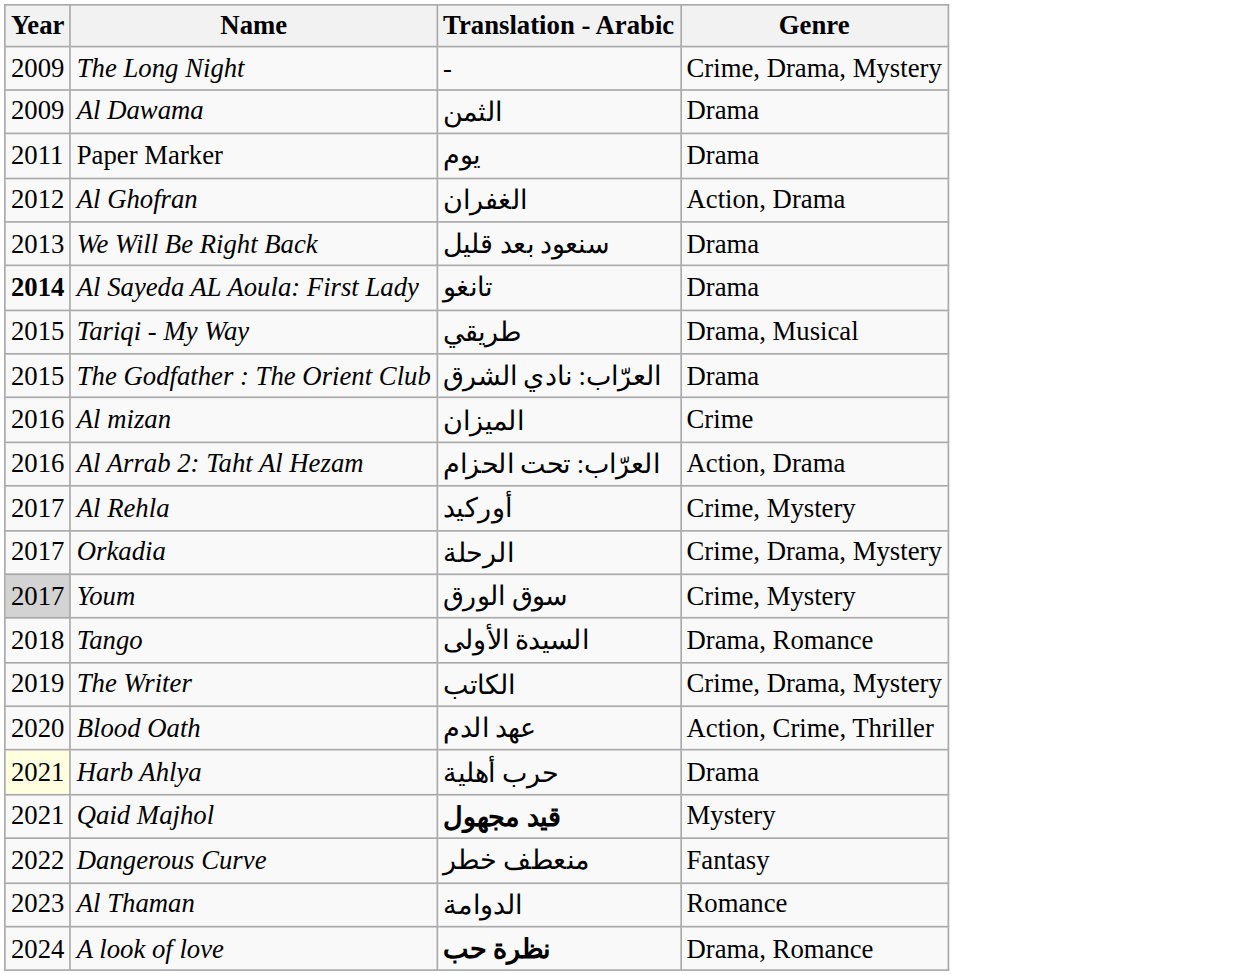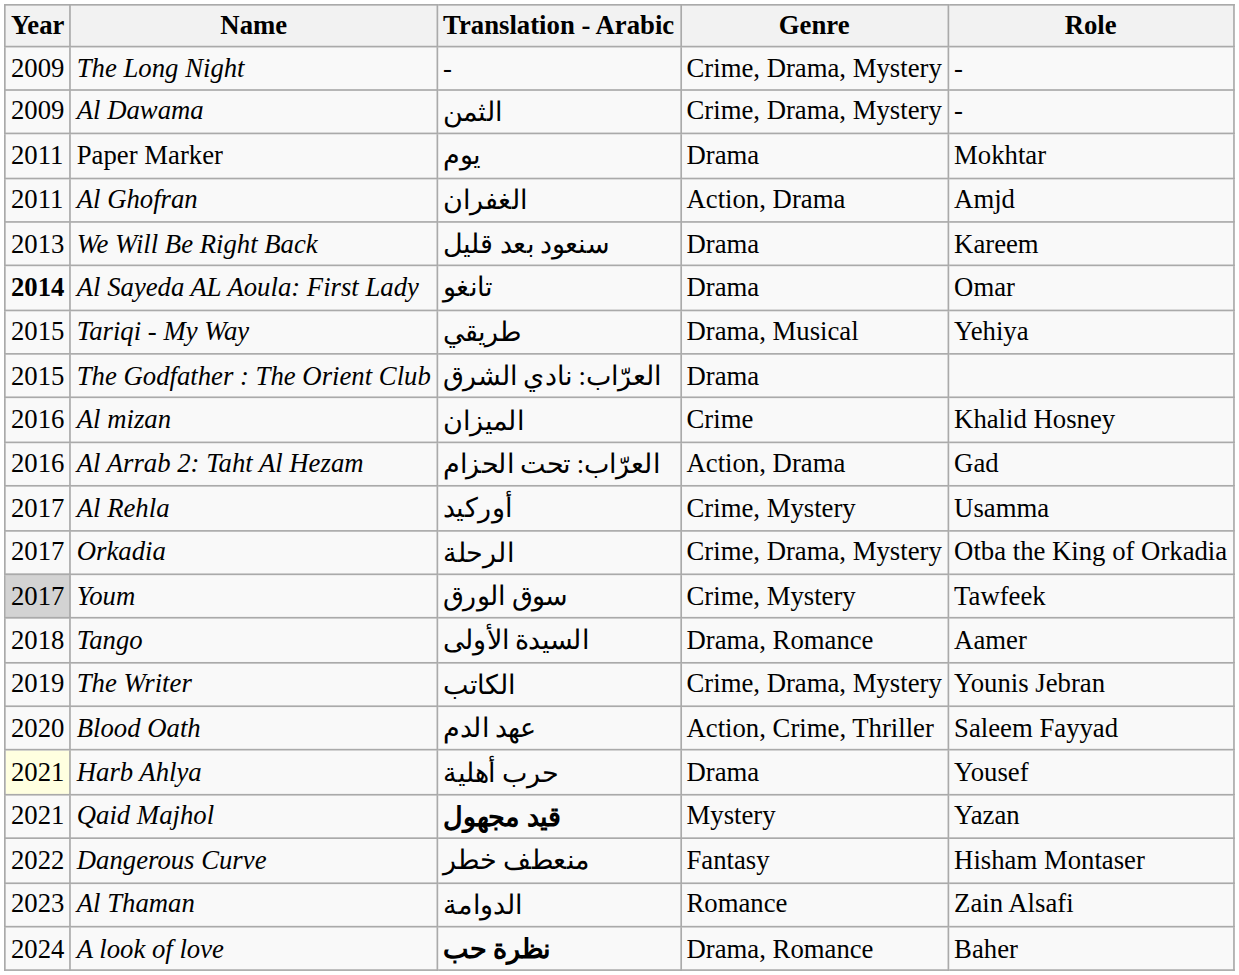+ column: (1091, 25)
(723, 111) Drama -> (814, 111) Crime, Drama, Mystery
(38, 199) 2012 -> (37, 199) 2011
